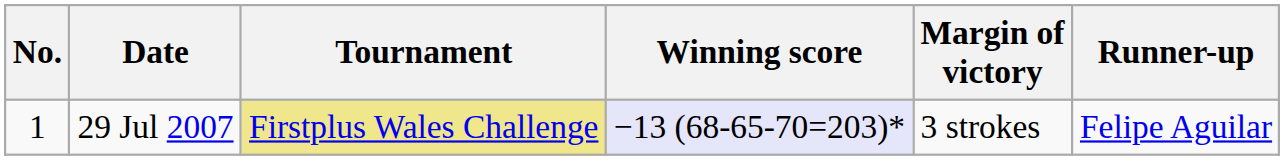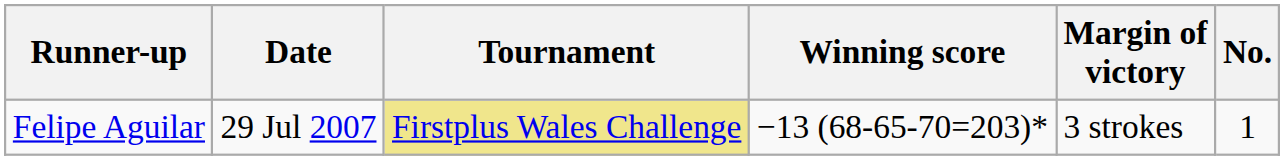columns swapped: (37, 52) <-> (1176, 52)
(760, 126) lavender background -> (902, 126) no background
